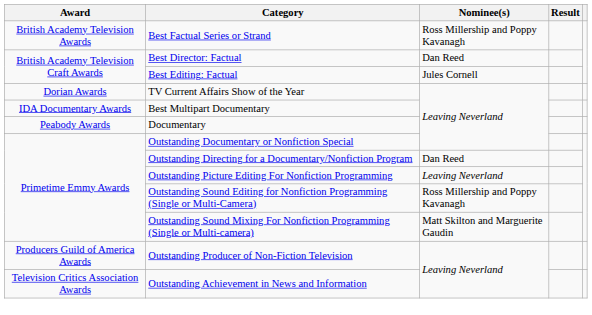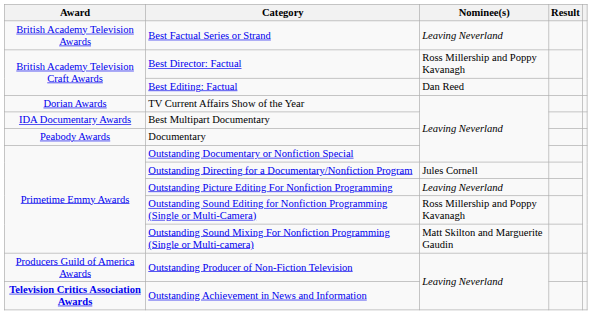(480, 35) Ross Millership and Poppy Kavanagh -> (462, 35) Leaving Neverland
(443, 58) Dan Reed -> (480, 64) Ross Millership and Poppy Kavanagh
(450, 74) Jules Cornell -> (443, 86) Dan Reed
(443, 158) Dan Reed -> (450, 170) Jules Cornell
(75, 284) normal -> (75, 295) bold
